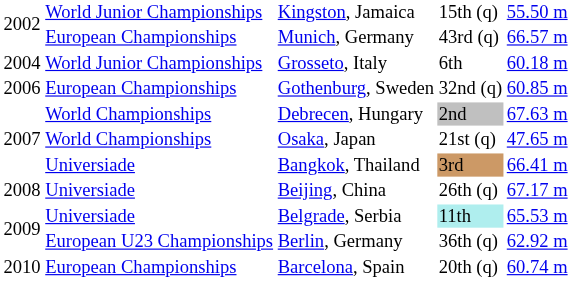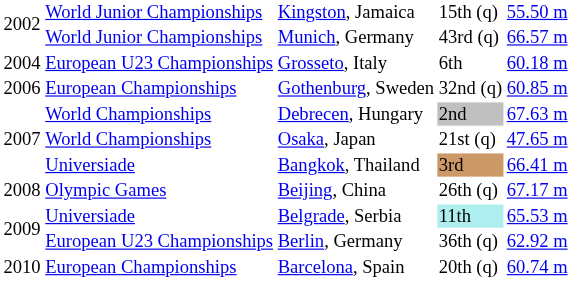(141, 37) European Championships -> (154, 37) World Junior Championships
(154, 62) World Junior Championships -> (159, 62) European U23 Championships
(90, 190) Universiade -> (106, 190) Olympic Games
